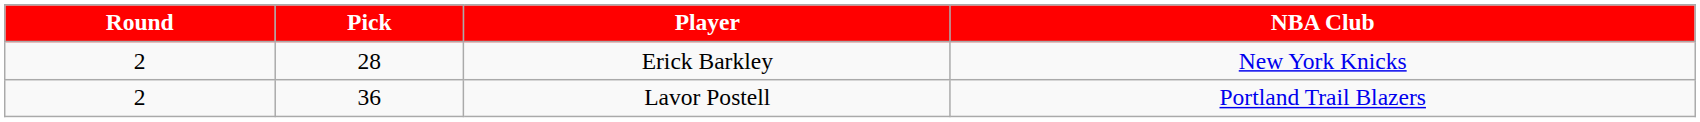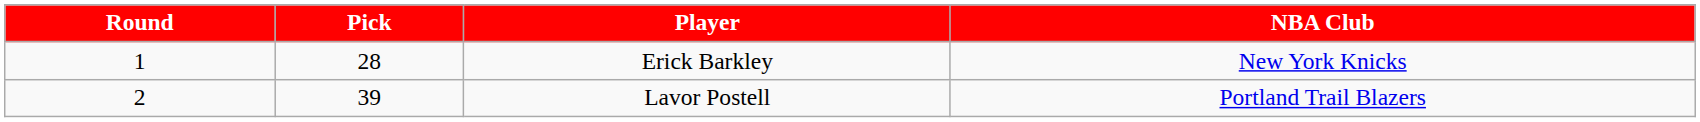(140, 60) 2 -> (140, 60) 1
(369, 97) 36 -> (369, 97) 39
